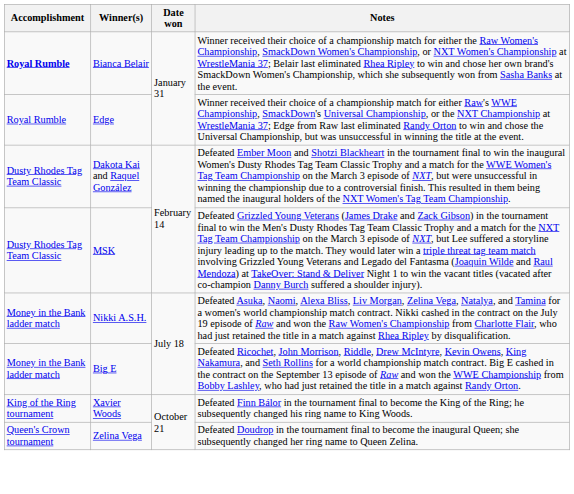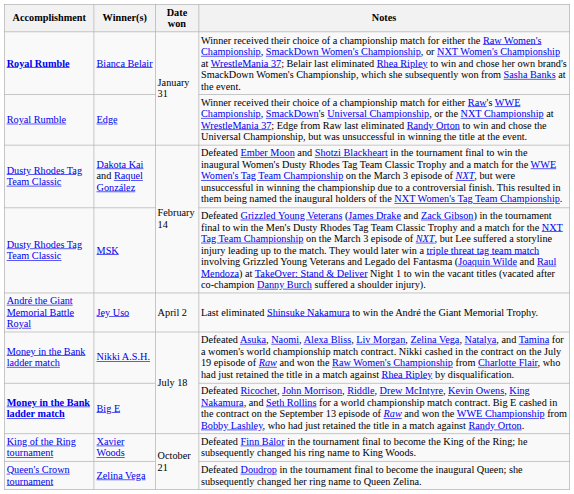+ row: (113, 312)
(46, 369) normal -> (48, 408) bold
